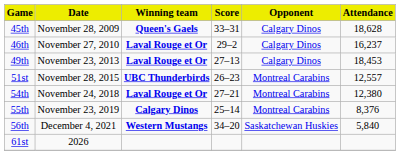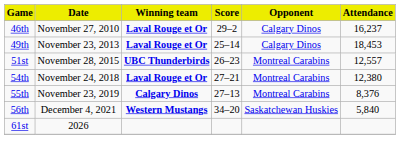- row: (20, 28)
(227, 61) 27–13 -> (227, 45) 25–14
(227, 110) 25–14 -> (227, 93) 27–13
